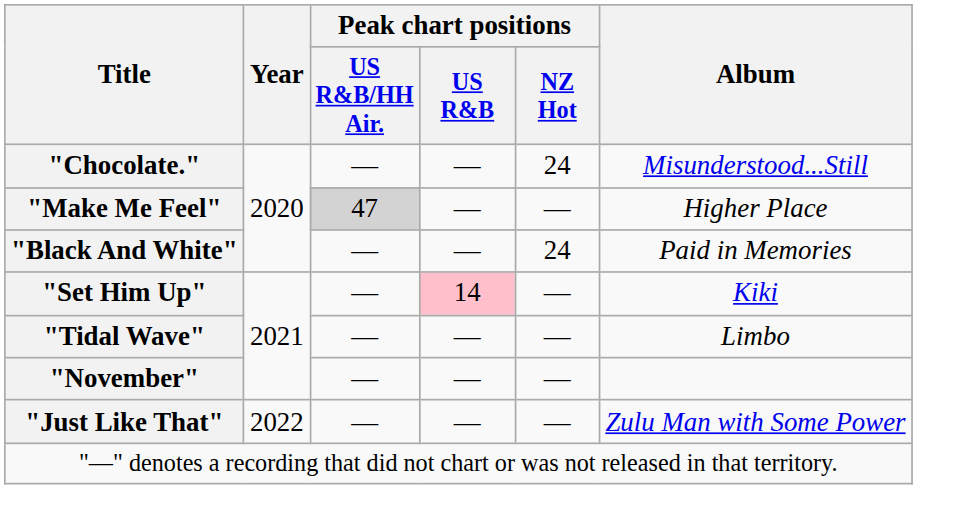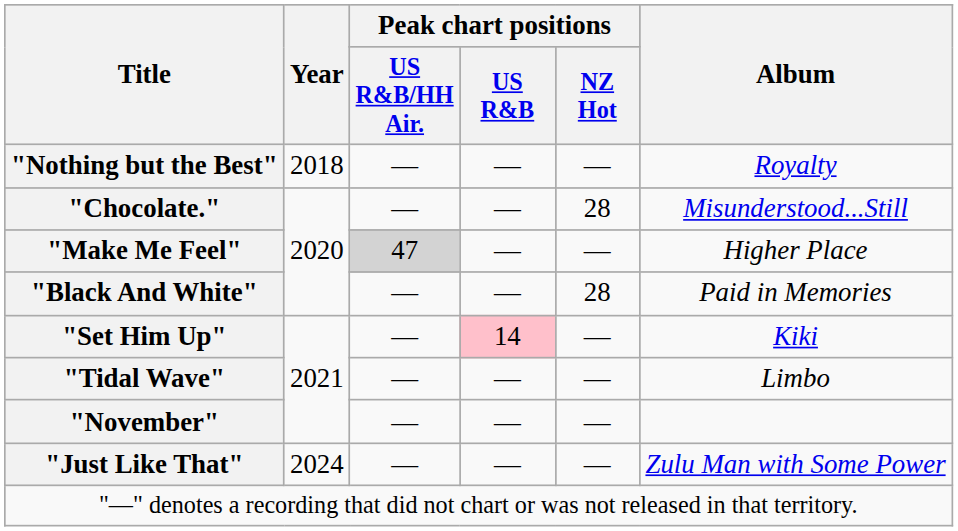+ row: (144, 165)
(557, 165) 24 -> (597, 208) 28
(557, 250) 24 -> (597, 293) 28
(277, 421) 2022 -> (317, 463) 2024
